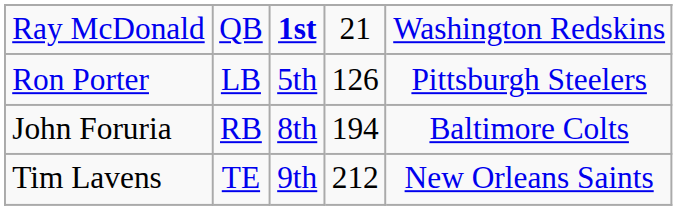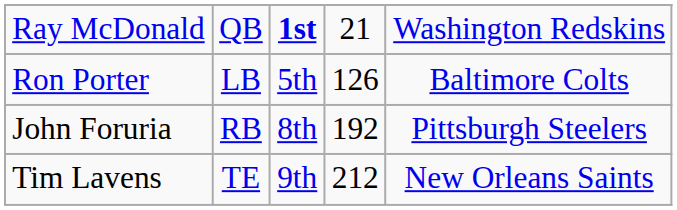(529, 79) Pittsburgh Steelers -> (529, 79) Baltimore Colts
(355, 128) 194 -> (355, 128) 192
(529, 128) Baltimore Colts -> (529, 128) Pittsburgh Steelers
